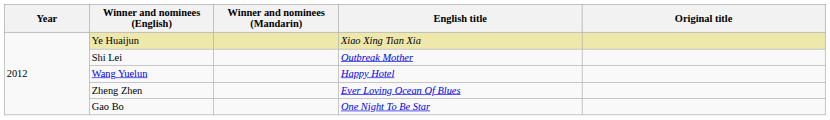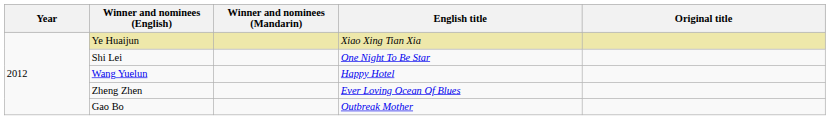(377, 57) Outbreak Mother -> (386, 57) One Night To Be Star
(386, 106) One Night To Be Star -> (377, 106) Outbreak Mother
